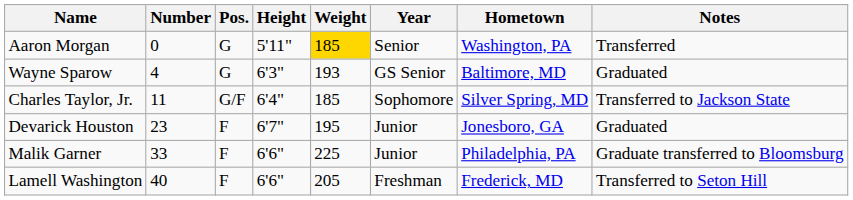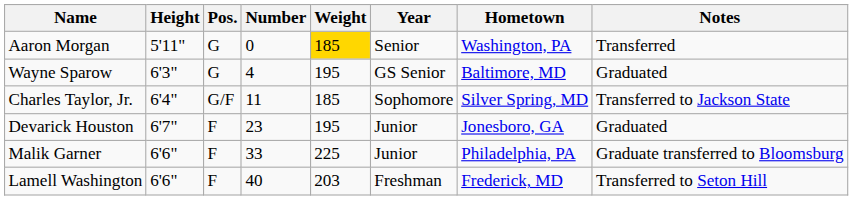columns swapped: (181, 18) <-> (282, 18)
(327, 72) 193 -> (327, 72) 195
(327, 180) 205 -> (327, 180) 203
